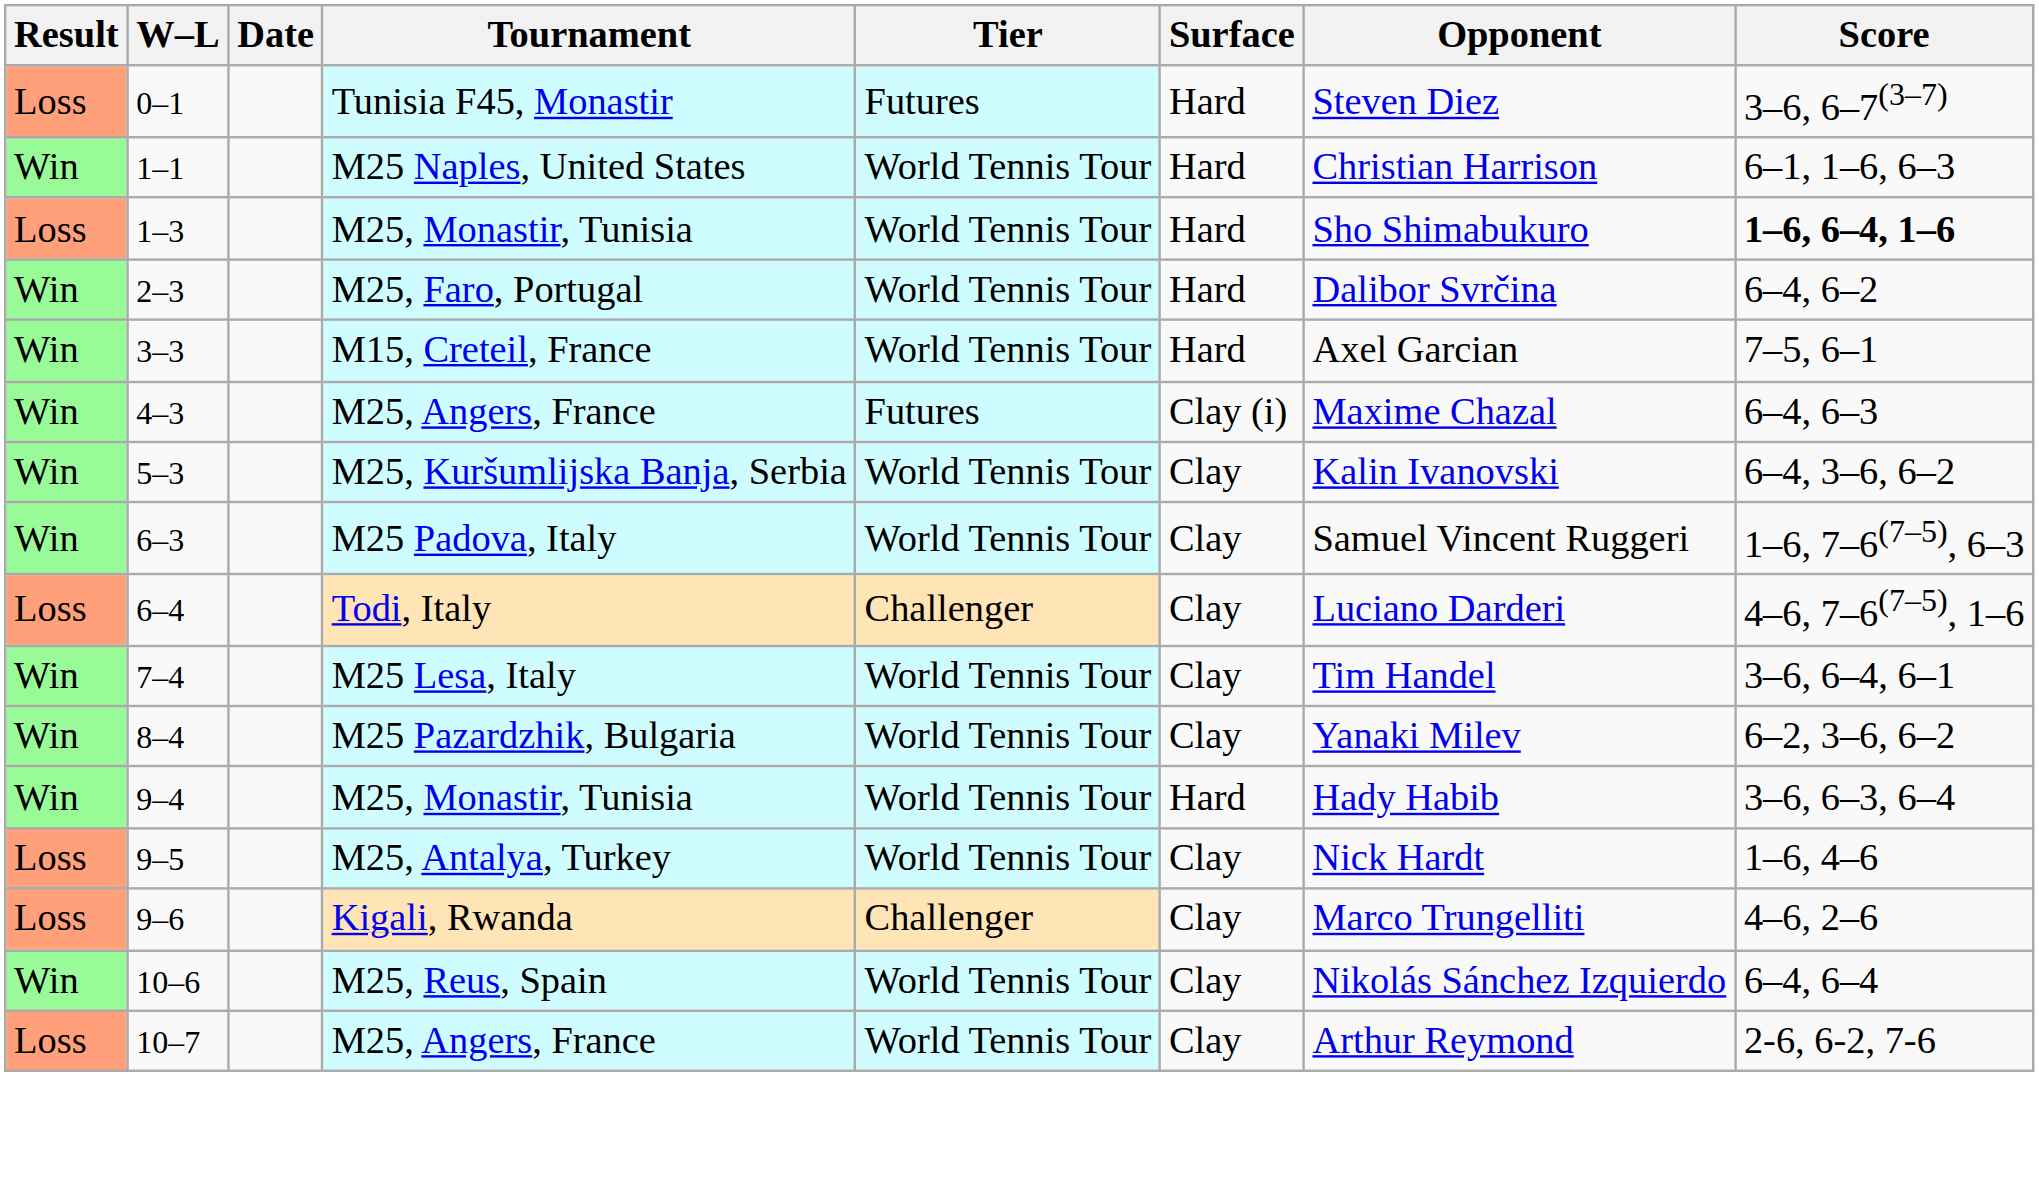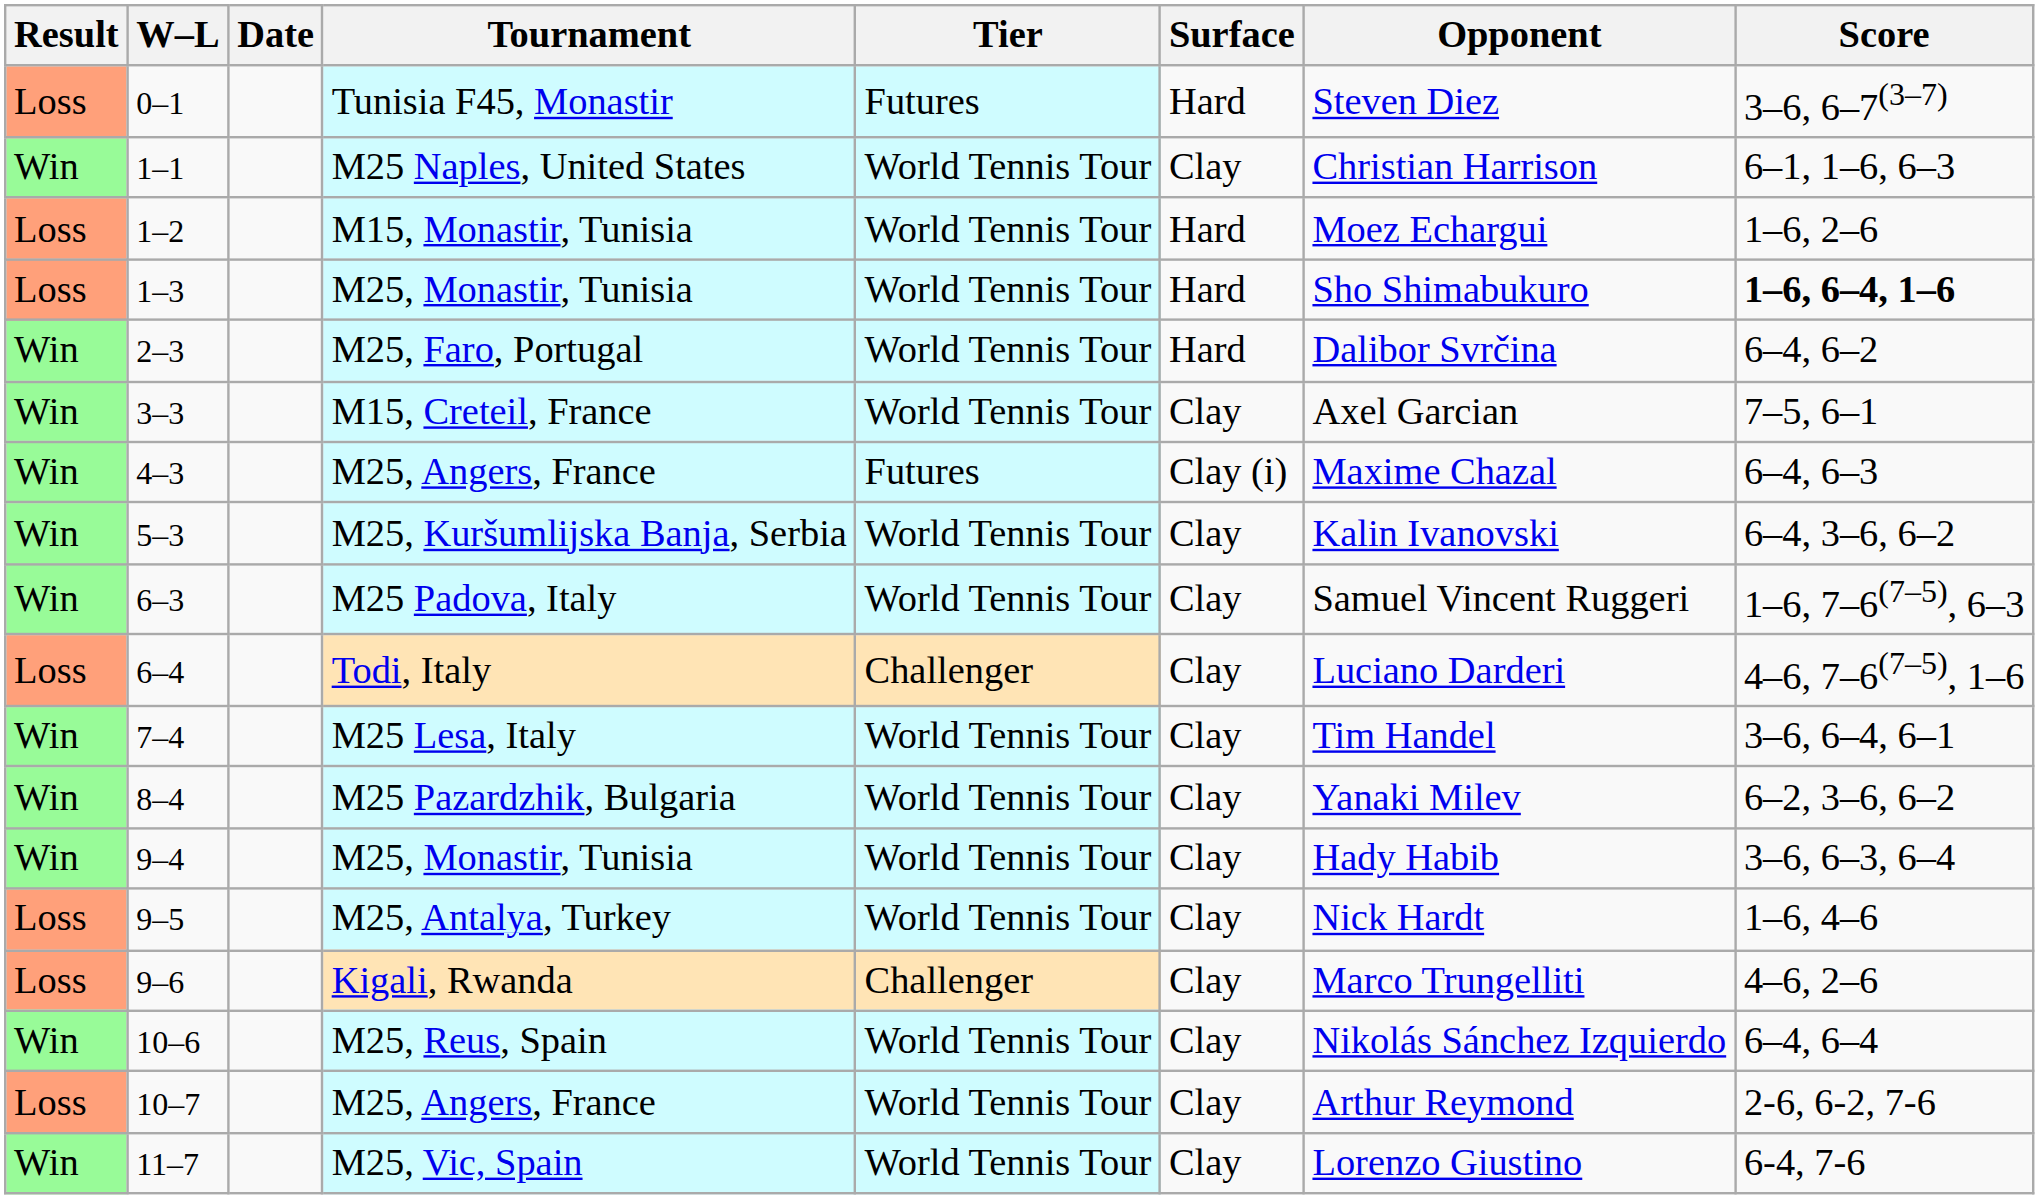(1207, 167) Hard -> (1205, 167) Clay
+ row: (160, 230)
(1207, 349) Hard -> (1205, 410) Clay
(1207, 796) Hard -> (1205, 857) Clay
+ row: (168, 1164)
